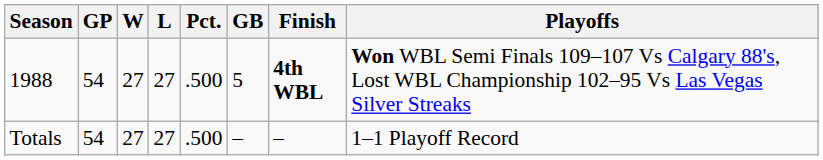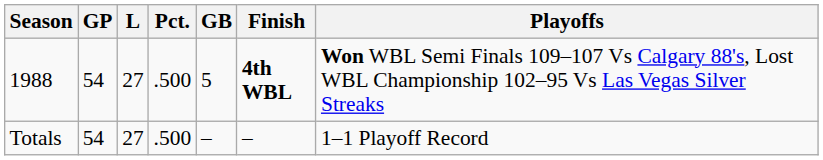- column: (133, 21)
